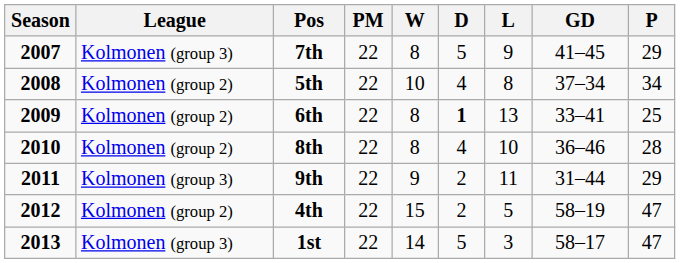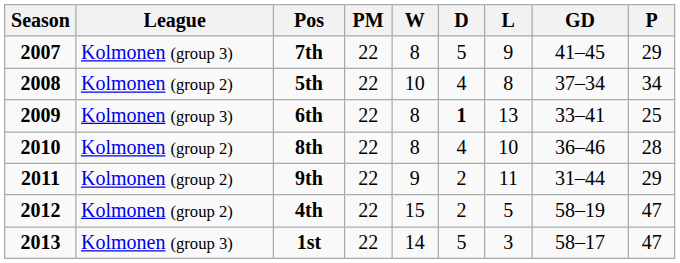(157, 115) Kolmonen (group 2) -> (157, 115) Kolmonen (group 3)
(157, 178) Kolmonen (group 3) -> (157, 178) Kolmonen (group 2)
